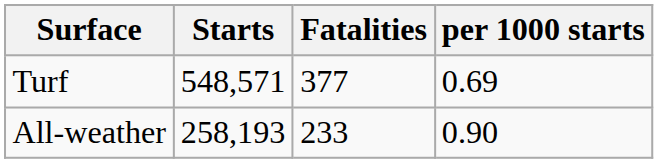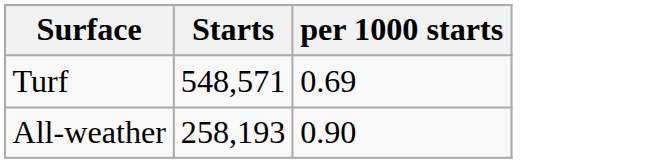- column: (364, 30)
